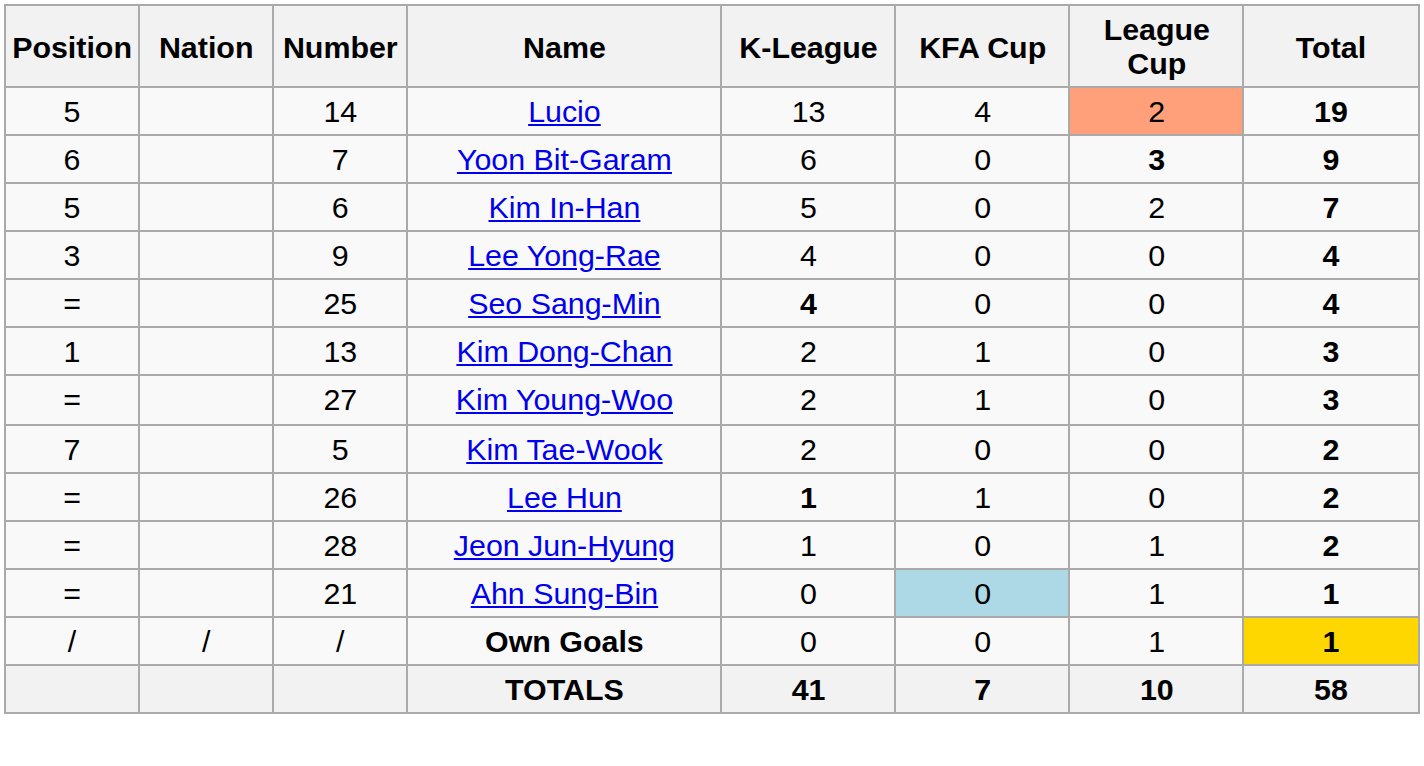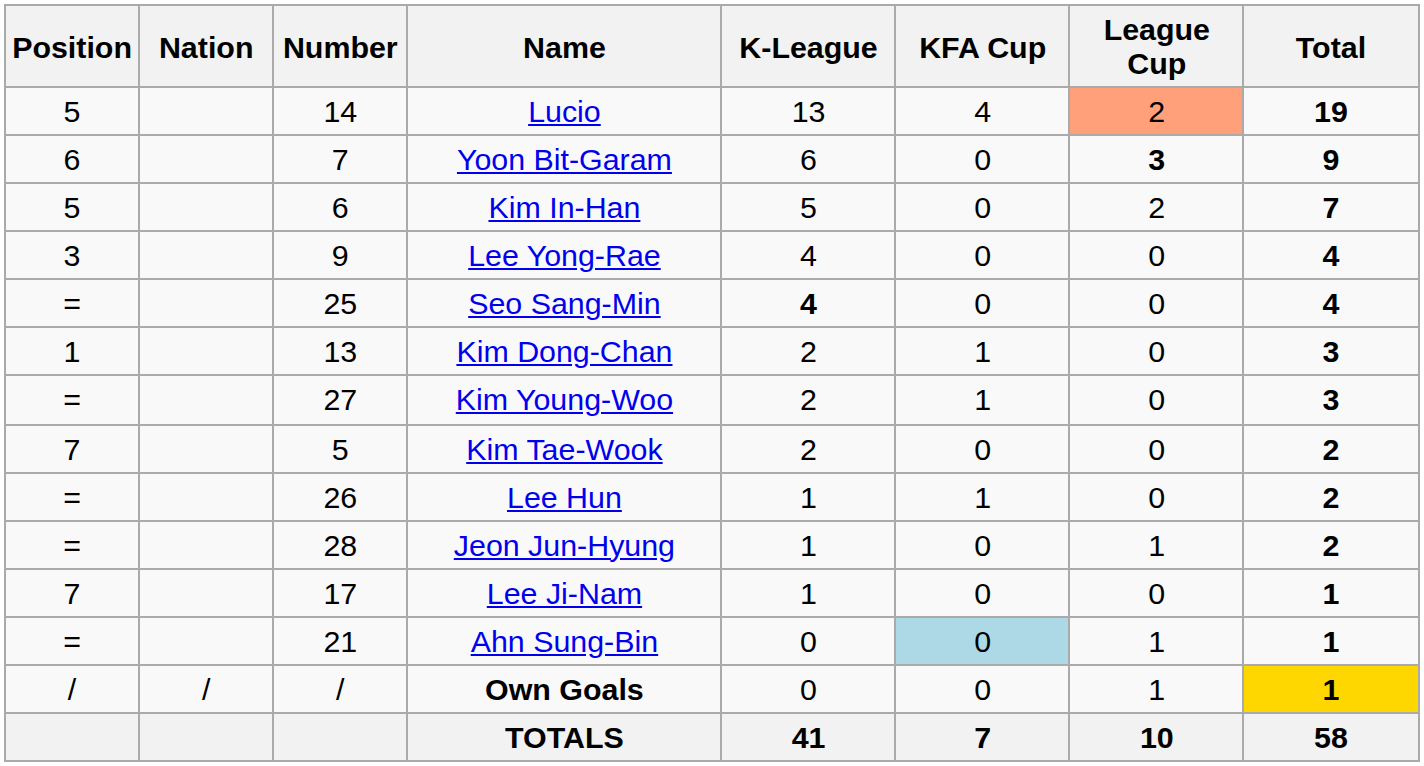(809, 496) bold -> (809, 496) normal
+ row: (564, 593)
